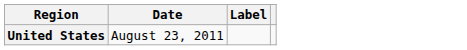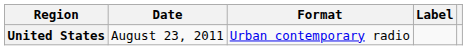+ column: (320, 15)
